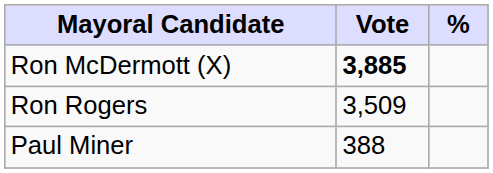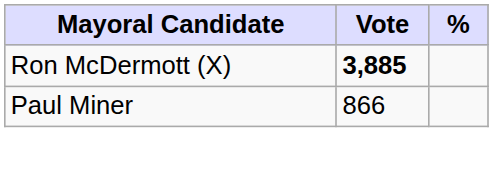- row: (79, 106)
(364, 146) 388 -> (364, 106) 866
